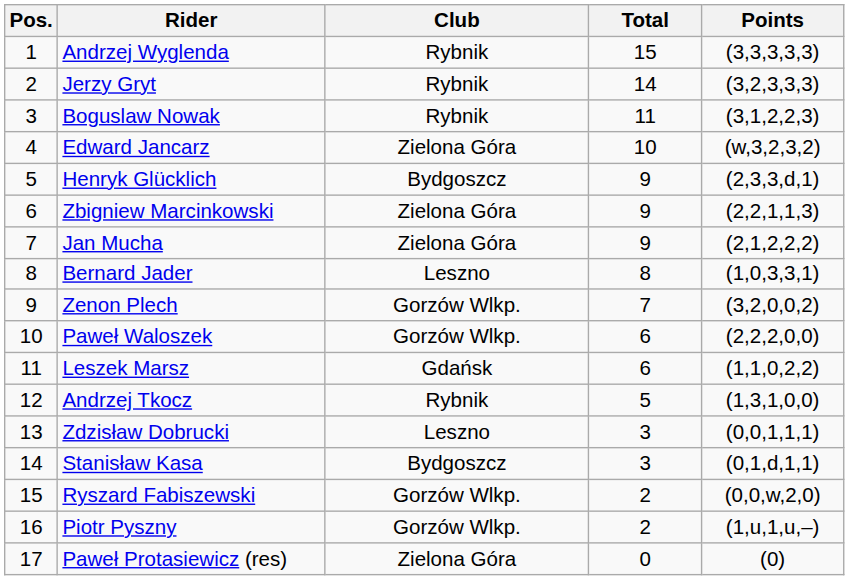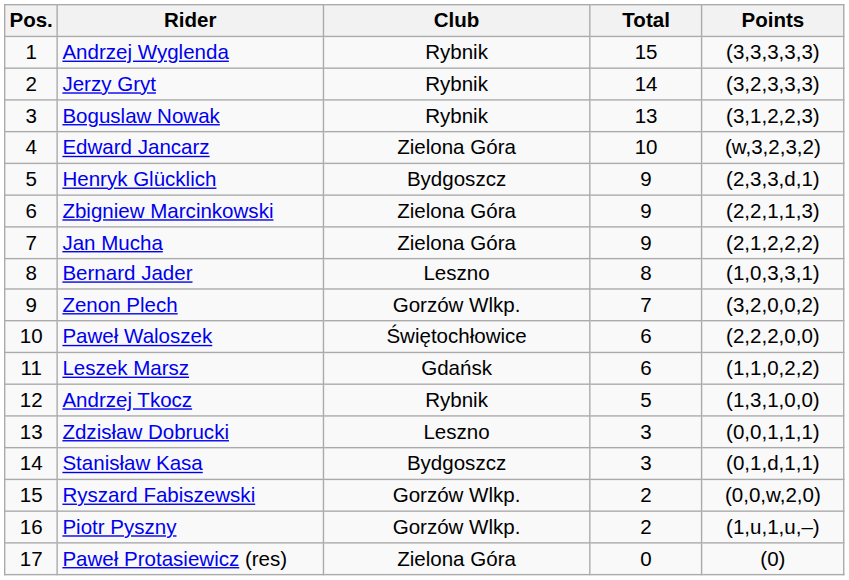(645, 115) 11 -> (646, 115) 13
(457, 337) Gorzów Wlkp. -> (457, 337) Świętochłowice
